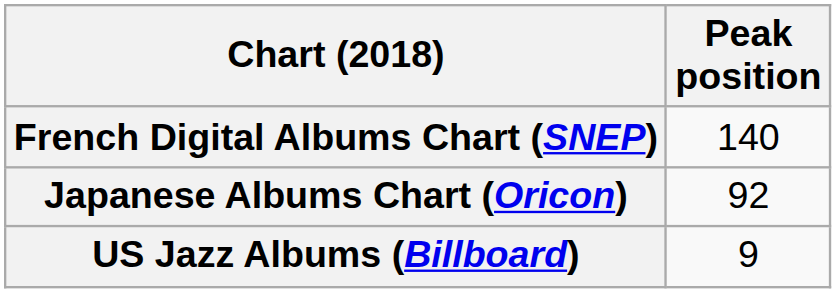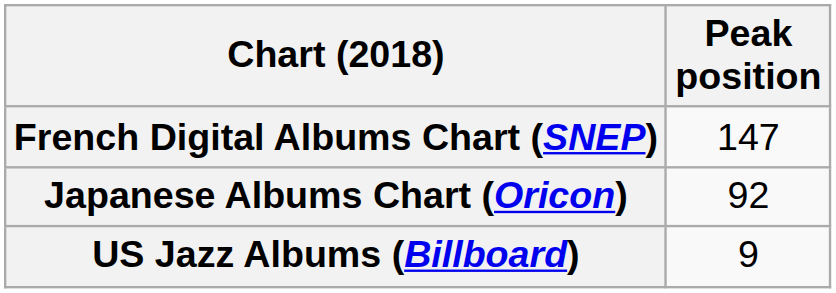(748, 136) 140 -> (748, 136) 147
